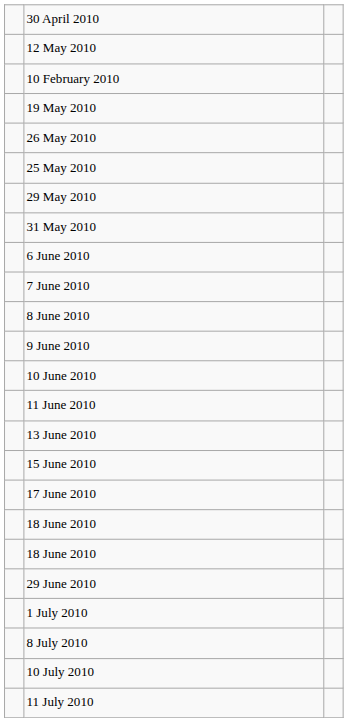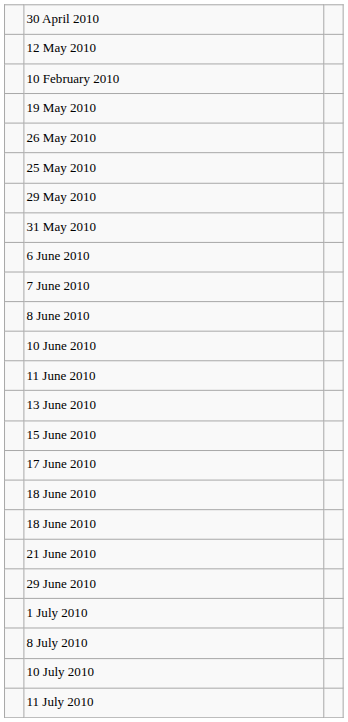- row: (14, 346)
+ row: (14, 554)
